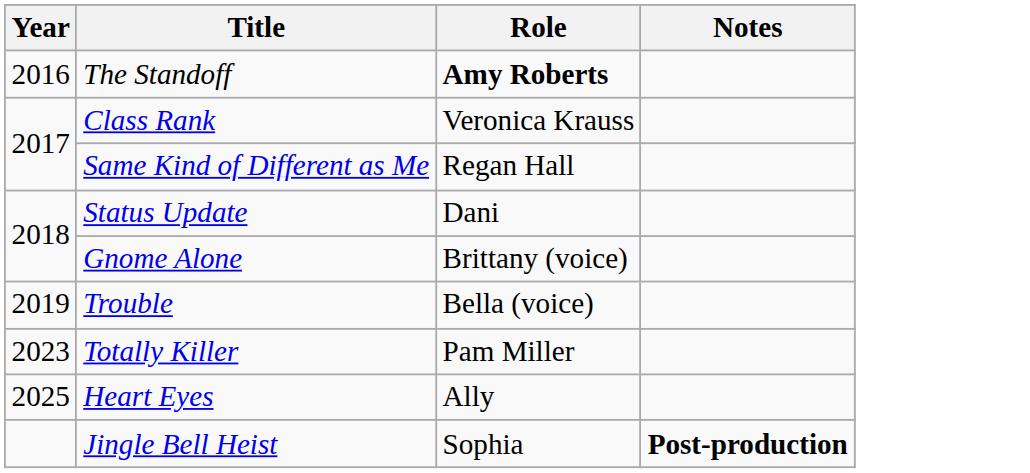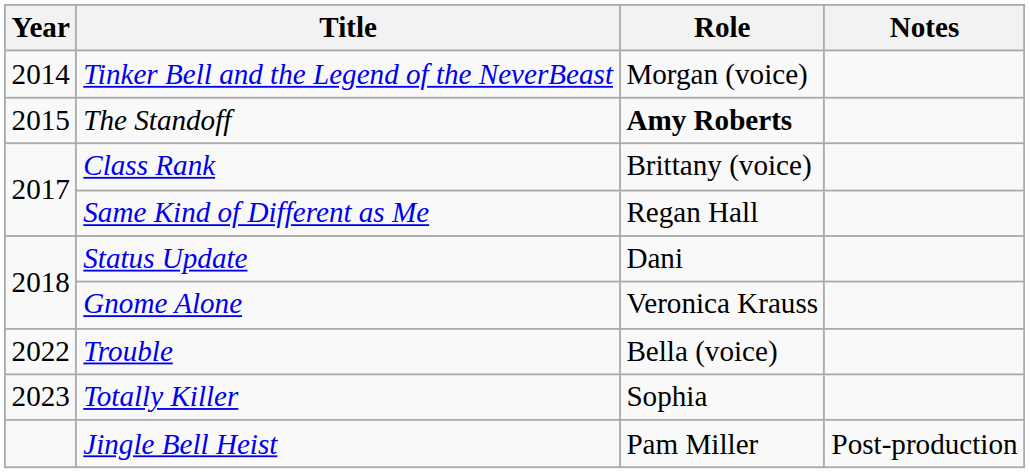+ row: (348, 73)
(41, 73) 2016 -> (41, 119) 2015
(538, 119) Veronica Krauss -> (719, 166) Brittany (voice)
(535, 258) Brittany (voice) -> (722, 304) Veronica Krauss
(41, 304) 2019 -> (41, 350) 2022
(509, 350) Pam Miller -> (667, 397) Sophia
- row: (148, 397)
(483, 443) Sophia -> (692, 443) Pam Miller
(748, 443) bold -> (924, 443) normal
